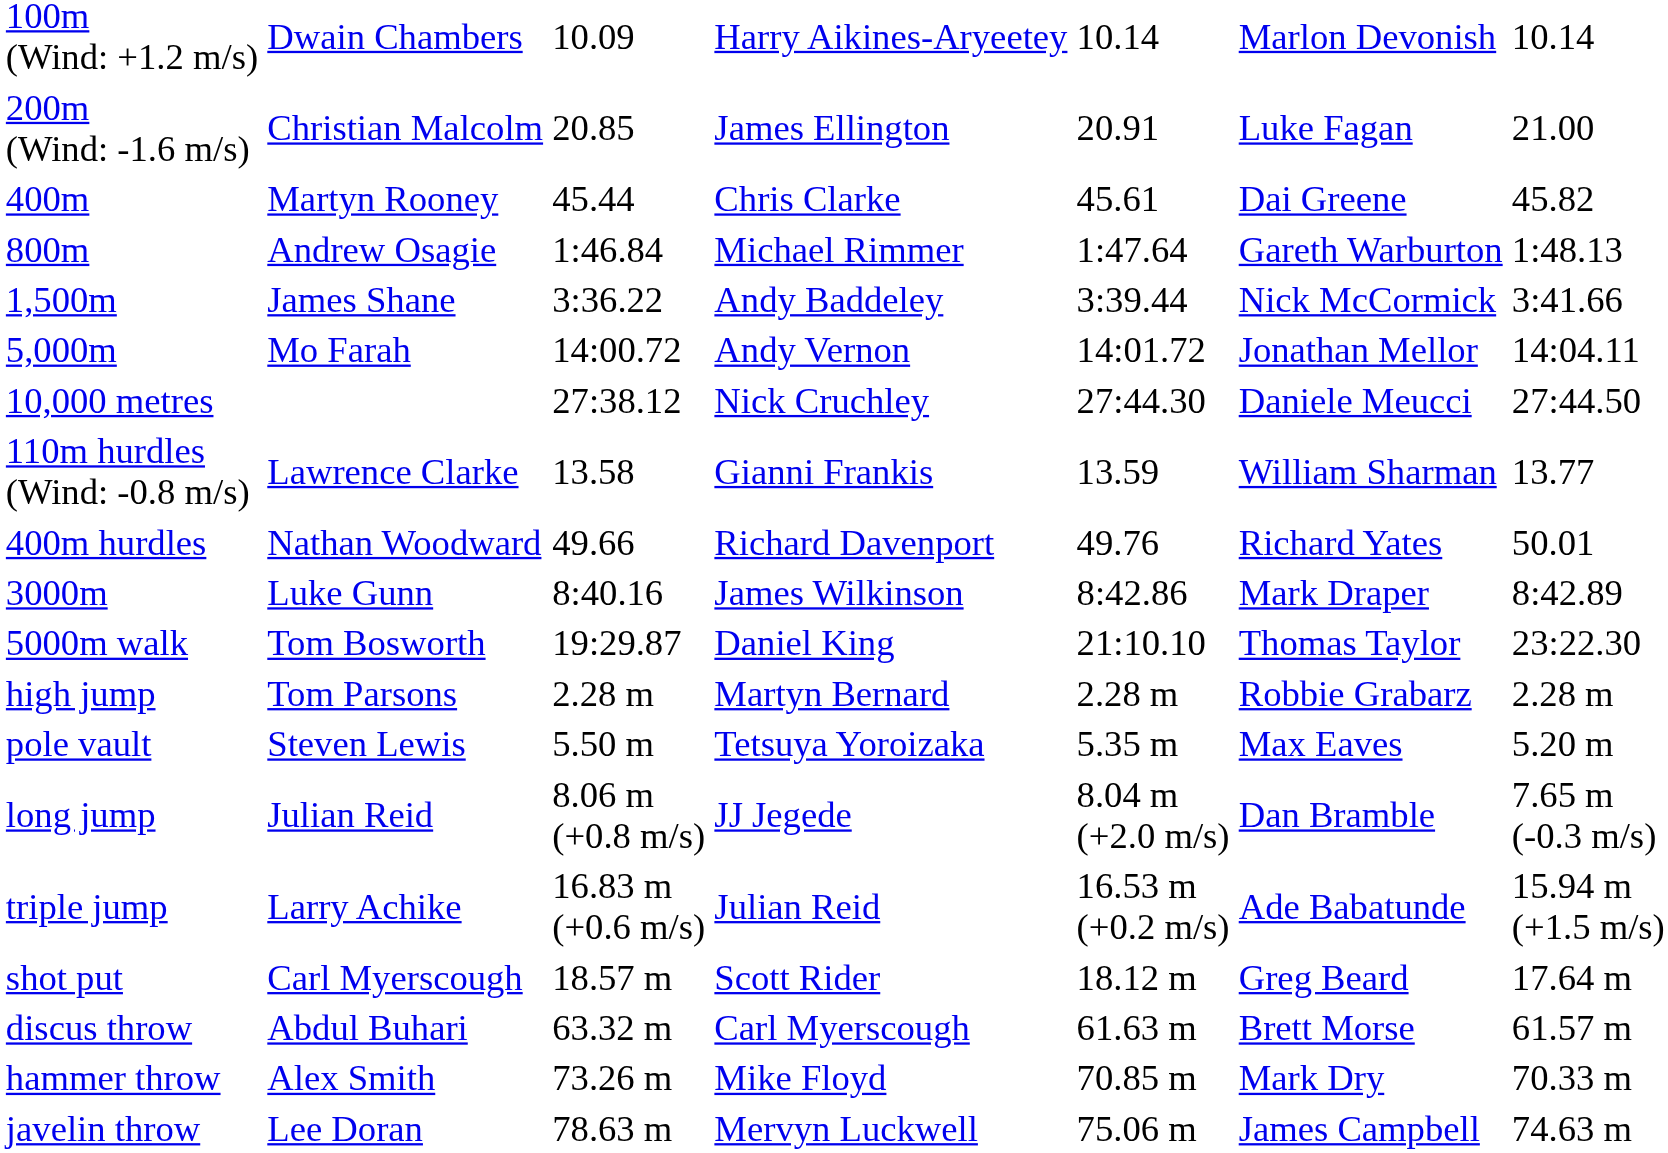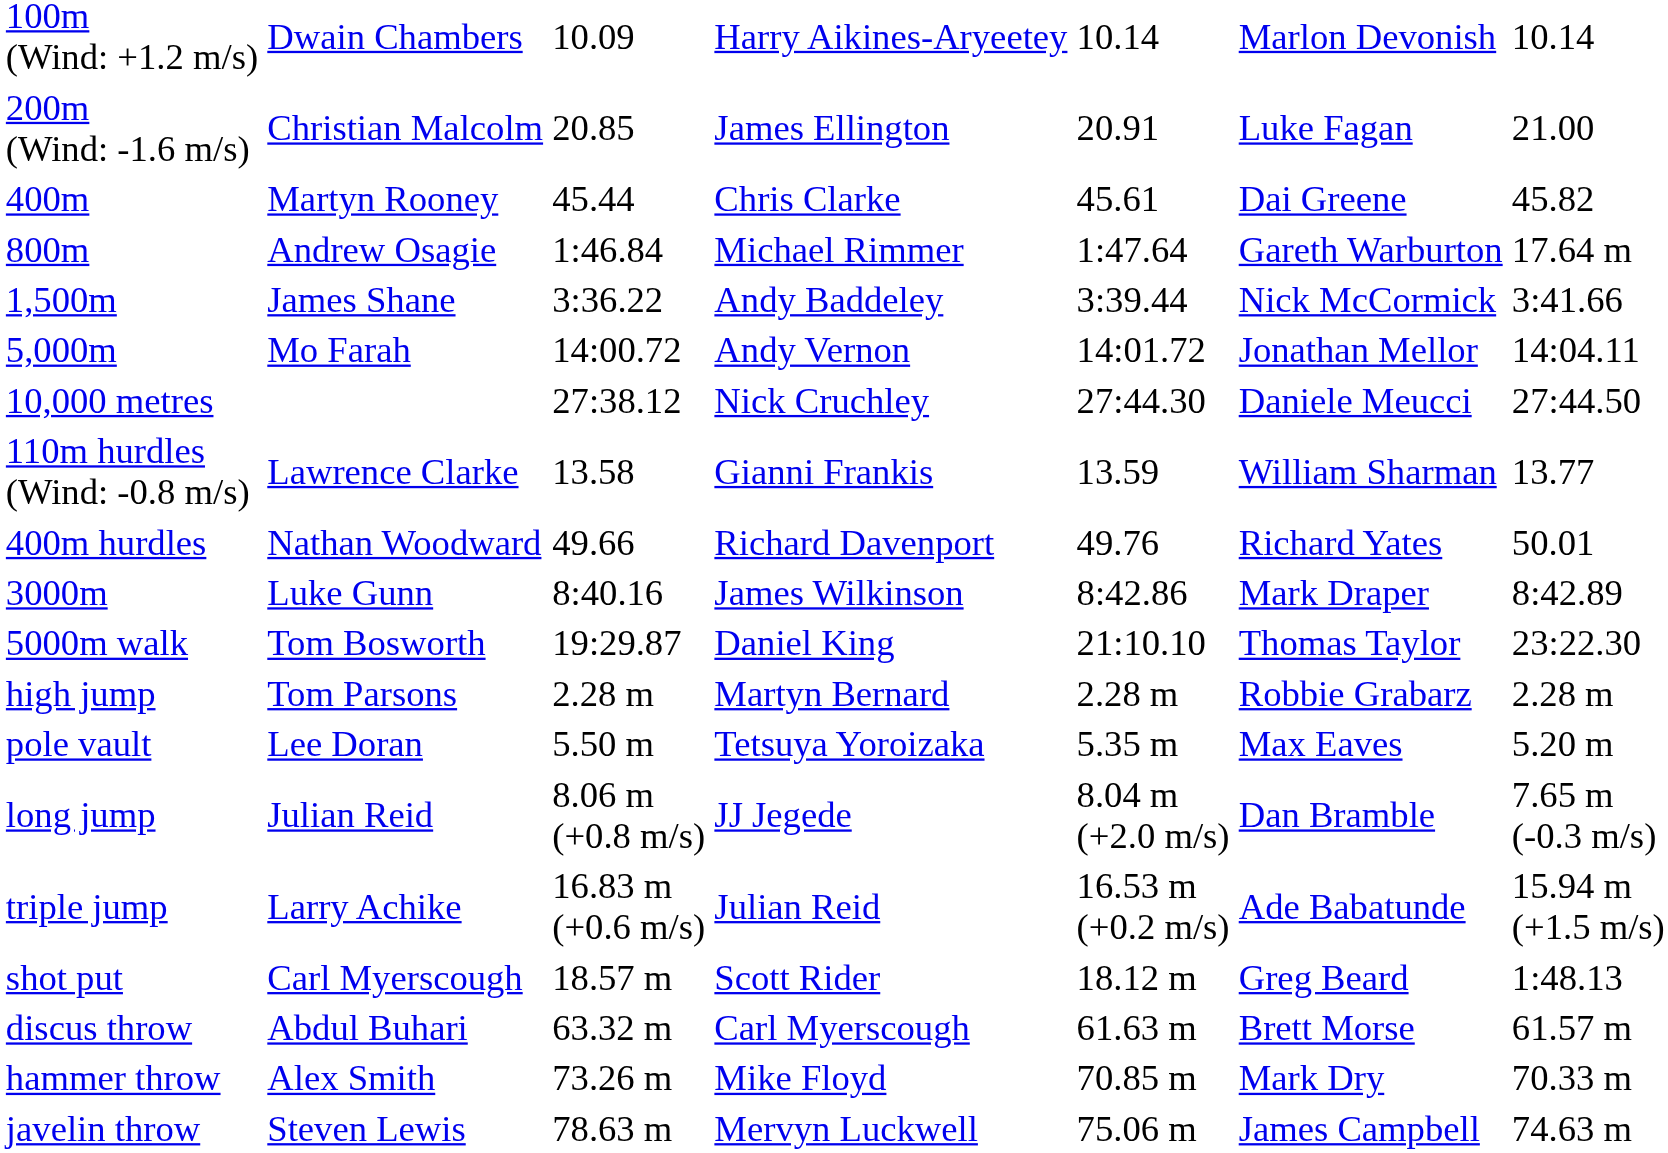(1567, 249) 1:48.13 -> (1572, 249) 17.64 m
(367, 744) Steven Lewis -> (345, 744) Lee Doran
(1572, 977) 17.64 m -> (1567, 977) 1:48.13
(345, 1128) Lee Doran -> (367, 1128) Steven Lewis
